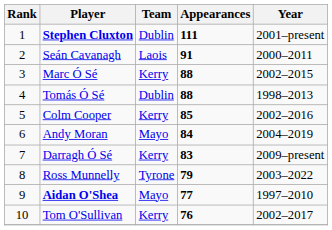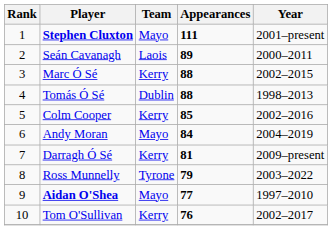(156, 34) Dublin -> (153, 34) Mayo
(187, 54) 91 -> (187, 54) 89
(187, 154) 83 -> (187, 154) 81
